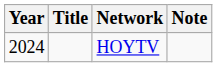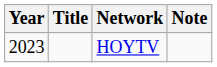(27, 47) 2024 -> (27, 47) 2023
